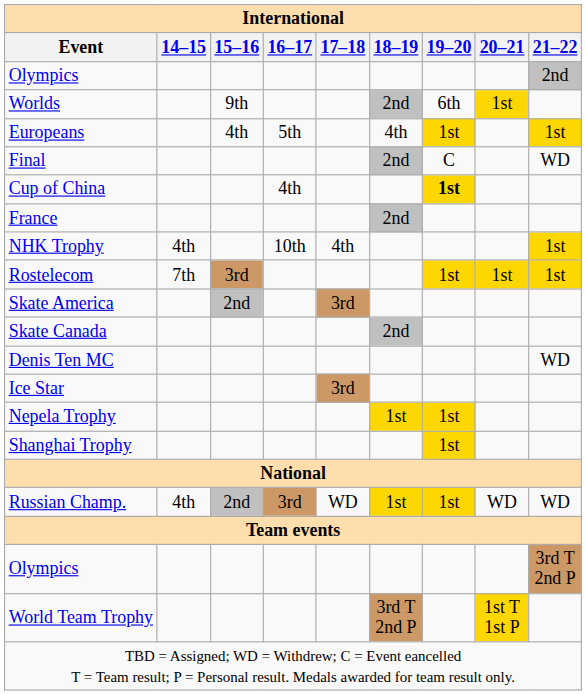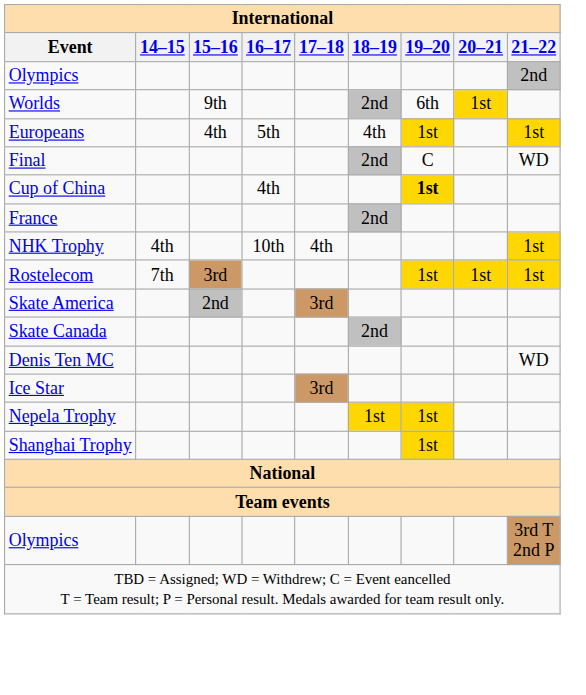- row: (67, 501)
- row: (81, 617)
